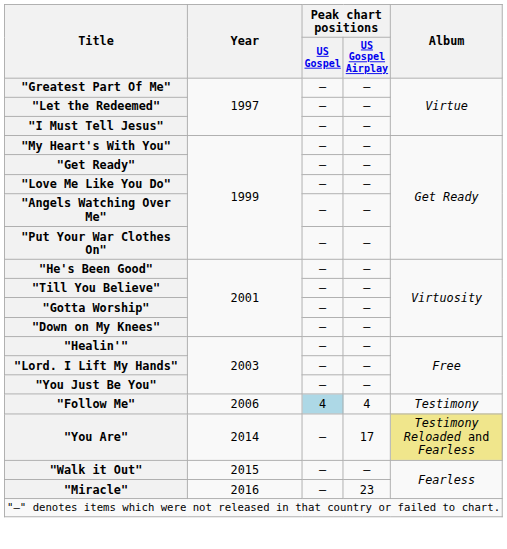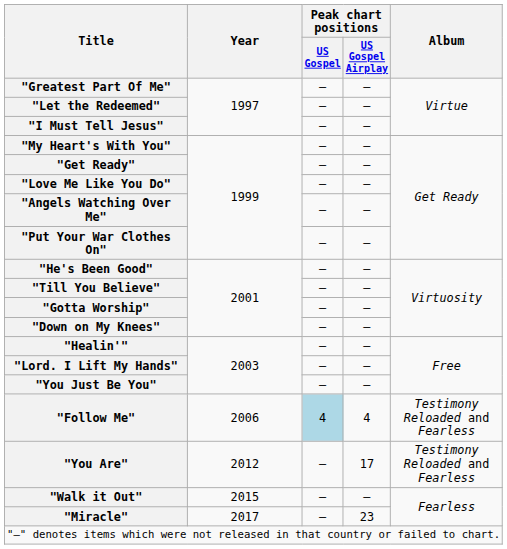(447, 404) Testimony -> (447, 418) Testimony Reloaded and Fearless
(245, 437) 2014 -> (245, 464) 2012
(447, 437) khaki background -> (447, 464) no background
(245, 489) 2016 -> (245, 516) 2017
